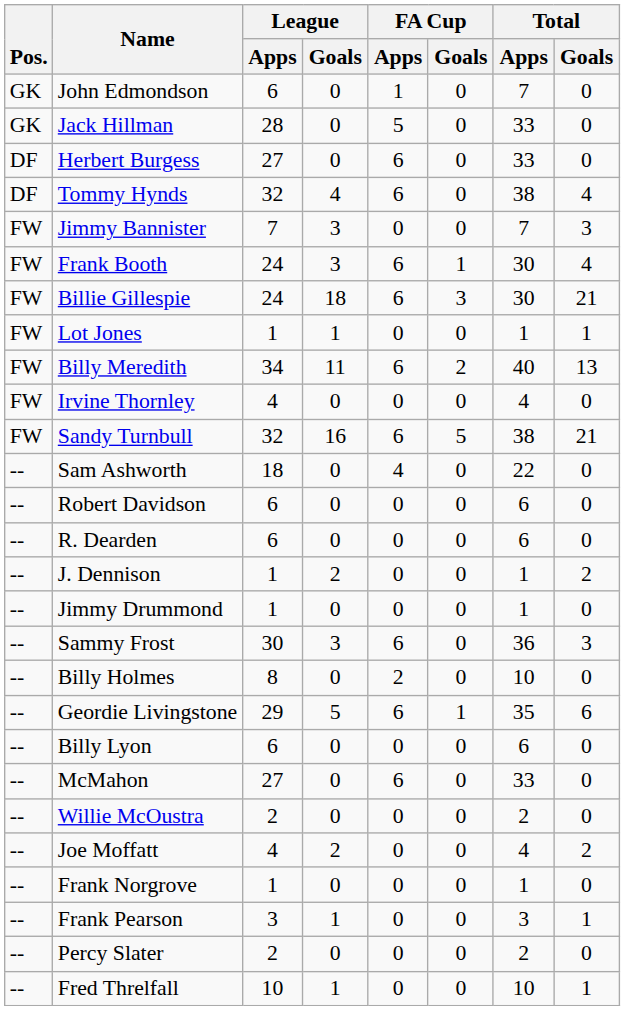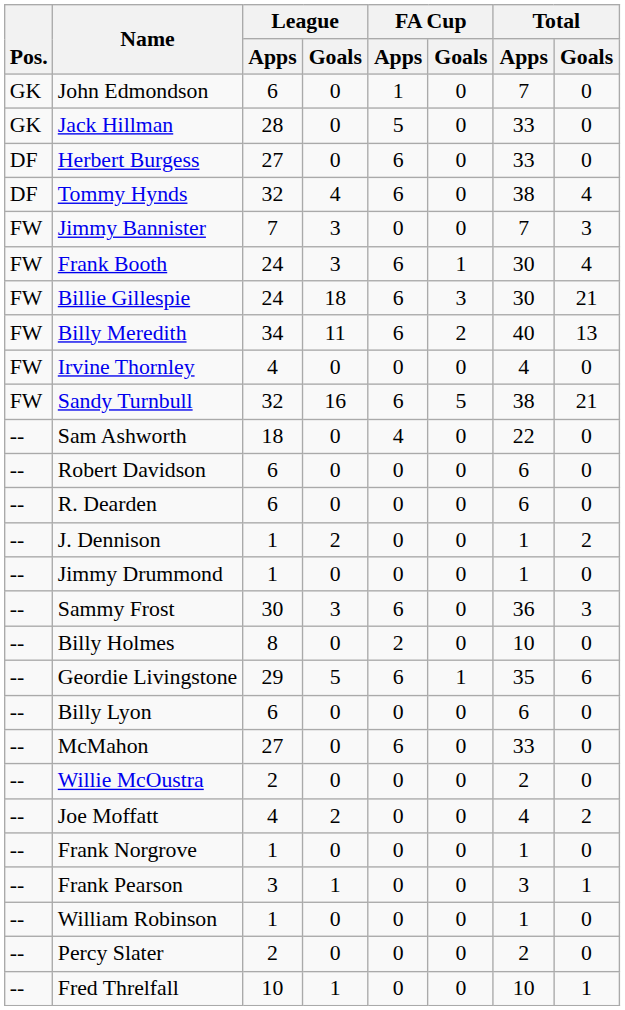- row: (100, 332)
+ row: (137, 919)
